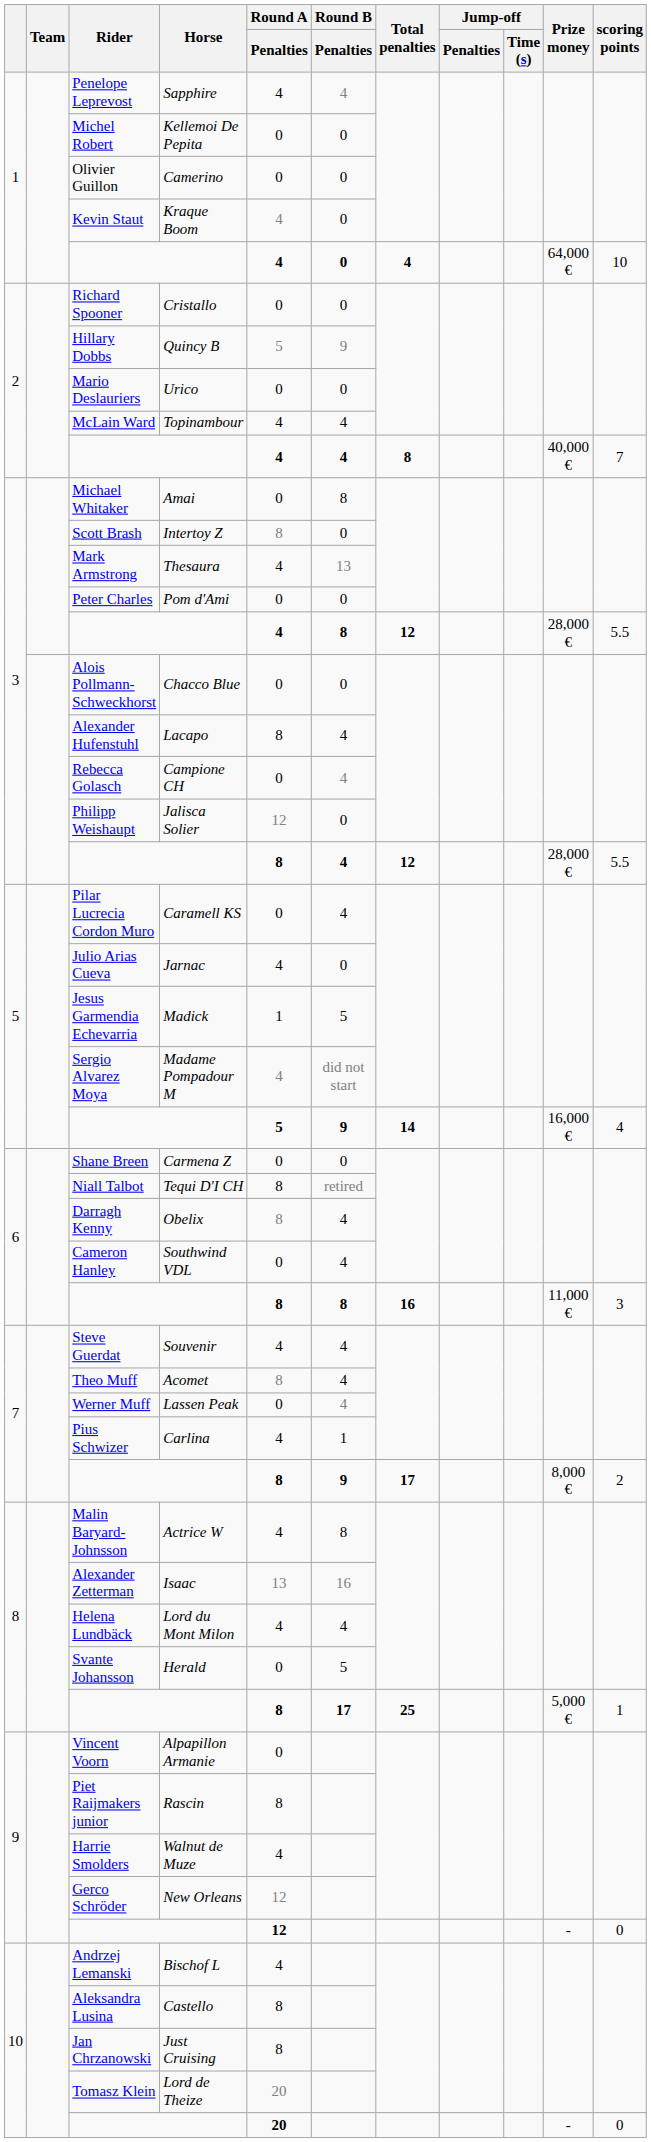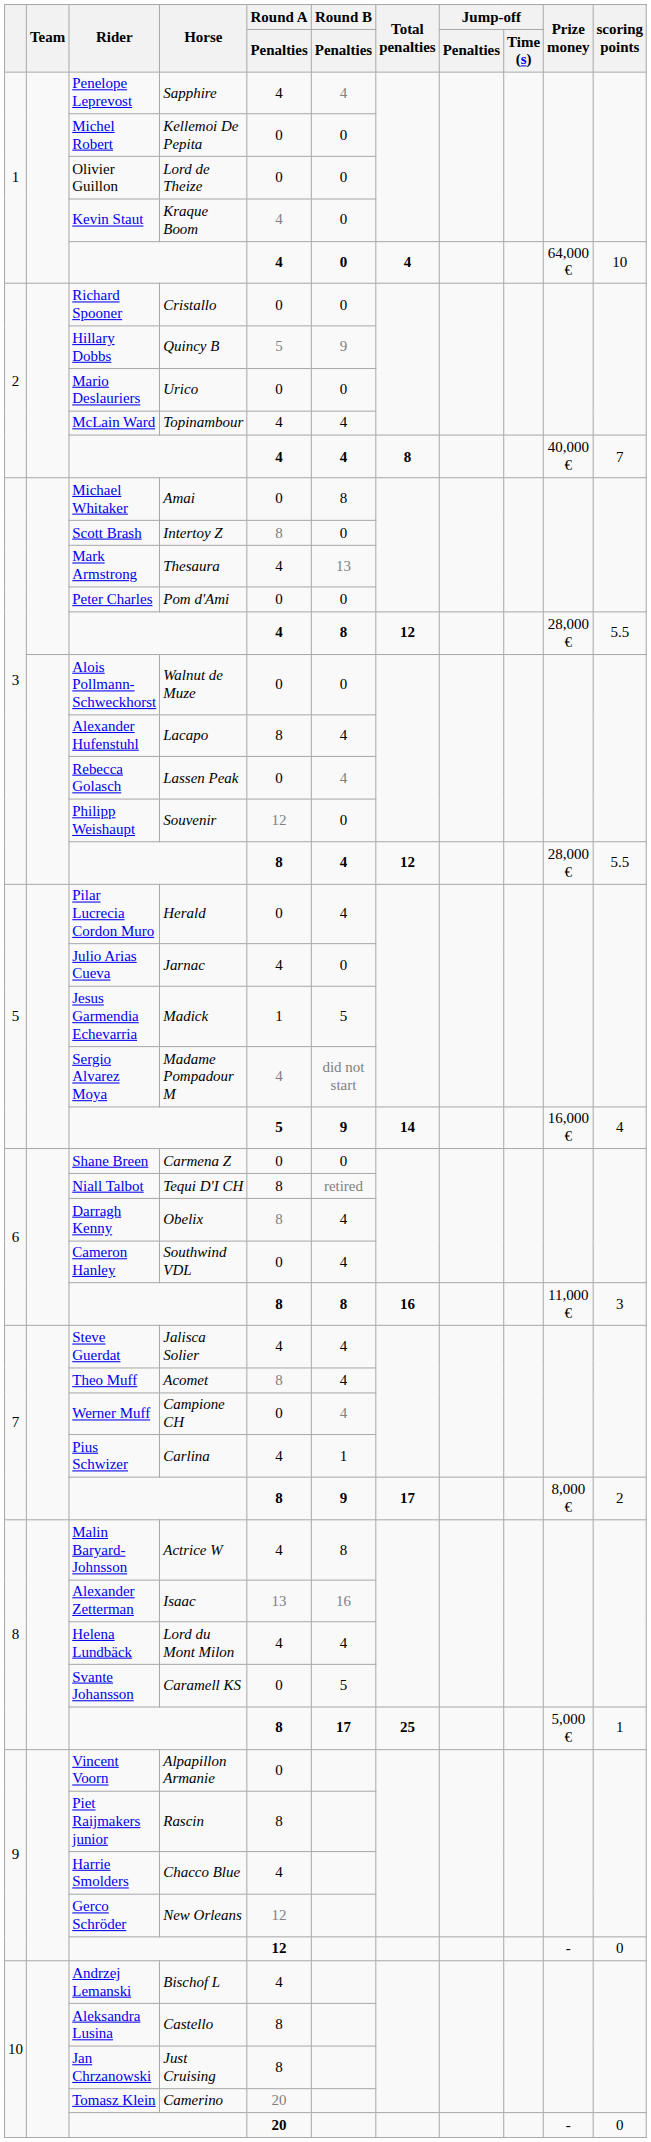(193, 177) Camerino -> (186, 177) Lord de Theize
(202, 684) Chacco Blue -> (193, 684) Walnut de Muze
(194, 778) Campione CH -> (201, 778) Lassen Peak
(184, 820) Jalisca Solier -> (190, 820) Souvenir
(202, 914) Caramell KS -> (184, 914) Herald
(190, 1346) Souvenir -> (184, 1346) Jalisca Solier
(201, 1405) Lassen Peak -> (194, 1413) Campione CH
(184, 1668) Herald -> (202, 1685) Caramell KS
(193, 1855) Walnut de Muze -> (202, 1873) Chacco Blue
(186, 2092) Lord de Theize -> (193, 2100) Camerino
